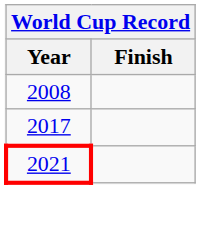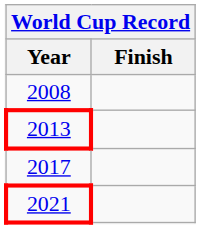+ row: (49, 128)
